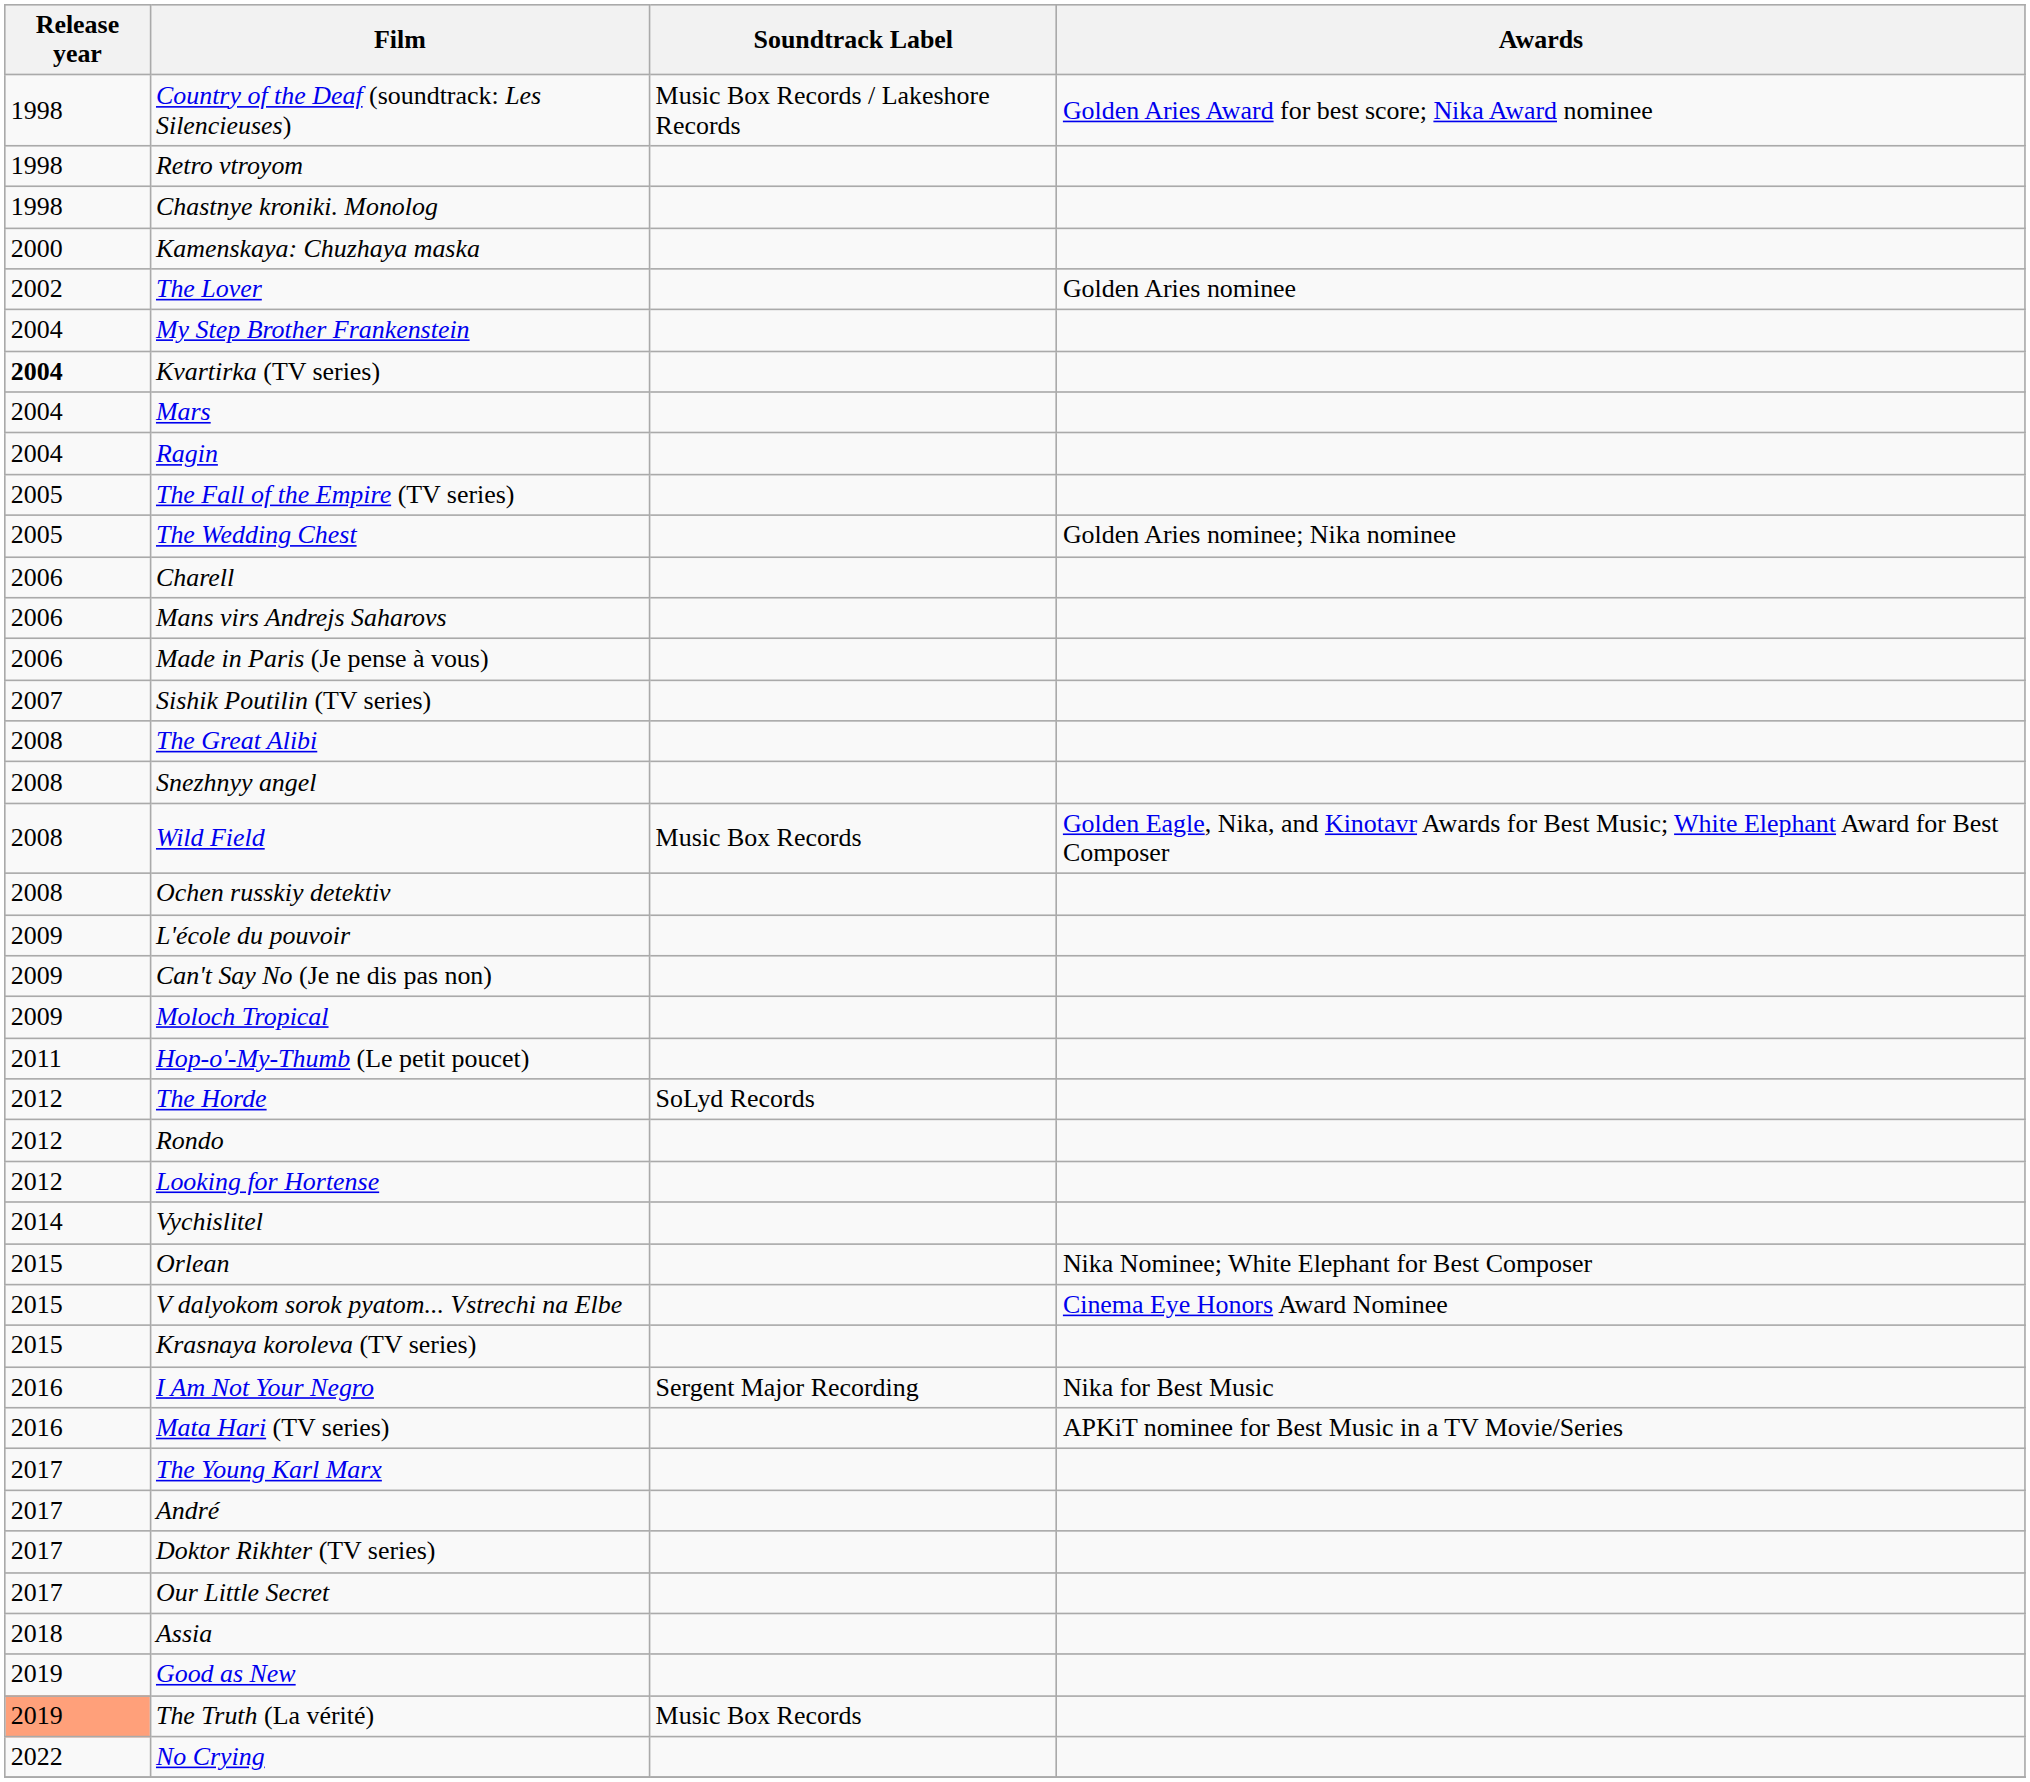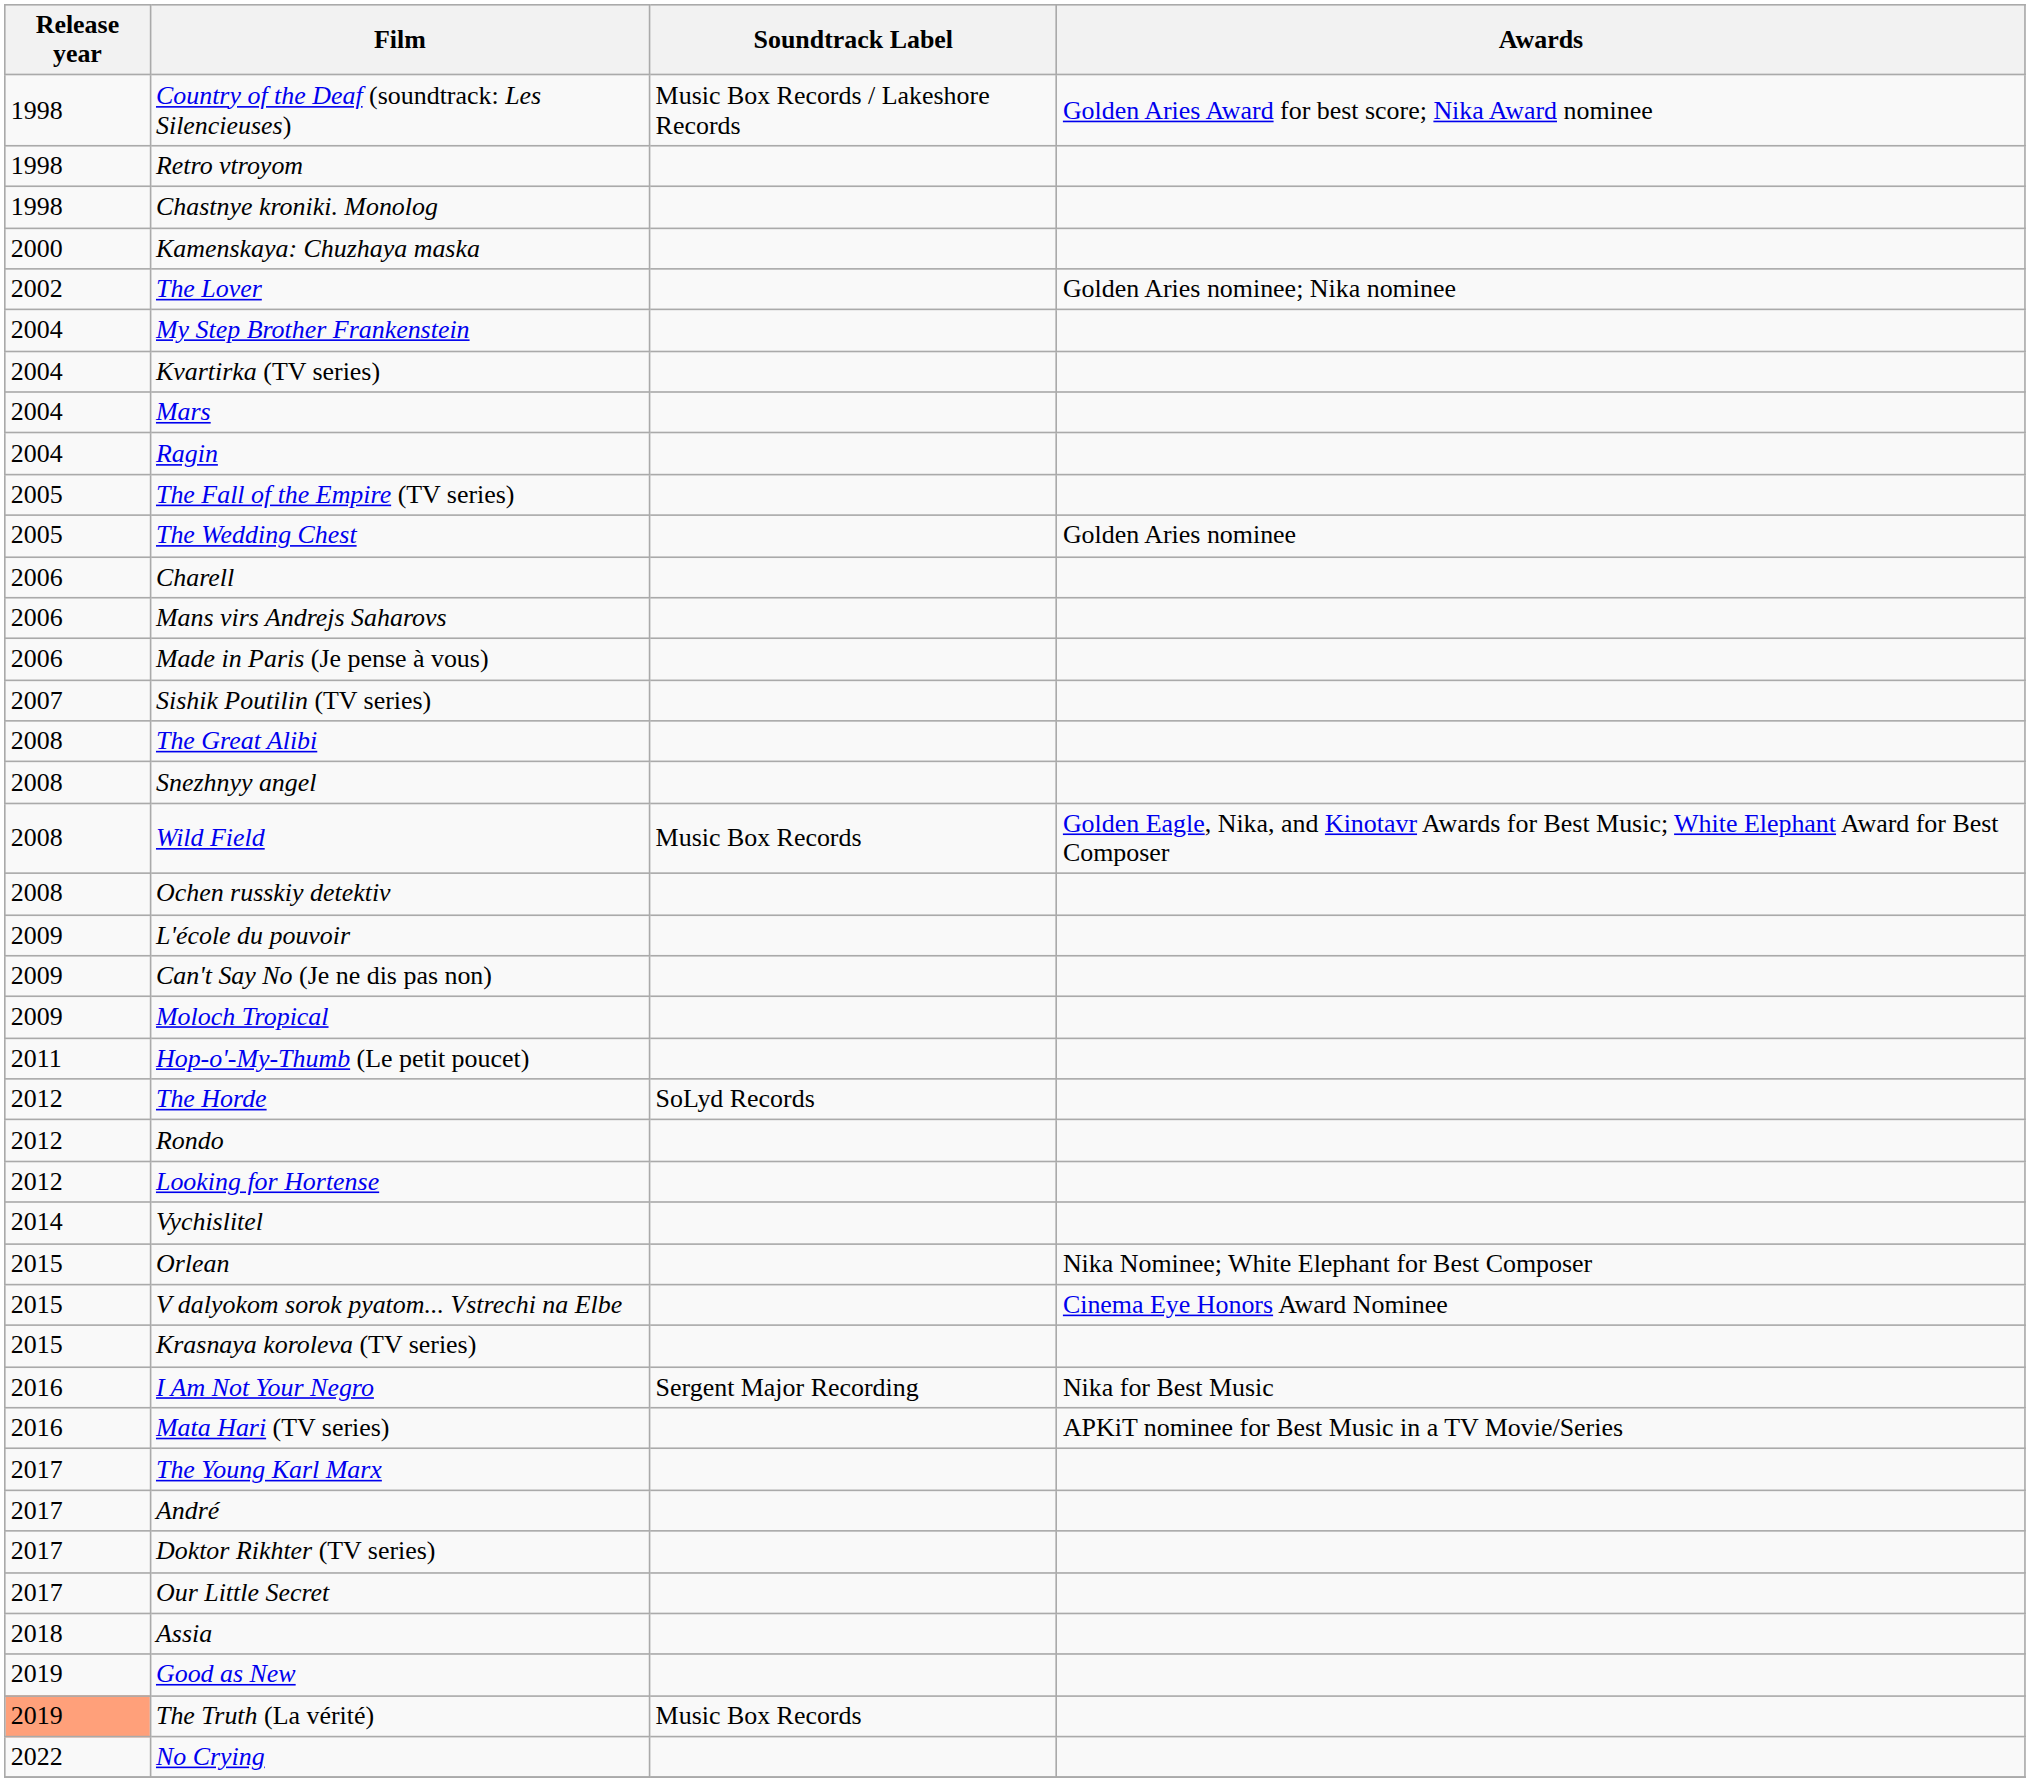(1180, 288) Golden Aries nominee -> (1259, 288) Golden Aries nominee; Nika nominee
(37, 371) bold -> (37, 371) normal
(1259, 535) Golden Aries nominee; Nika nominee -> (1180, 535) Golden Aries nominee
